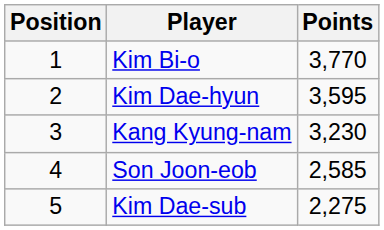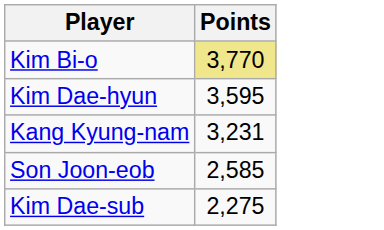- column: (56, 22)
(338, 59) no background -> (235, 59) khaki background
(338, 133) 3,230 -> (235, 133) 3,231
